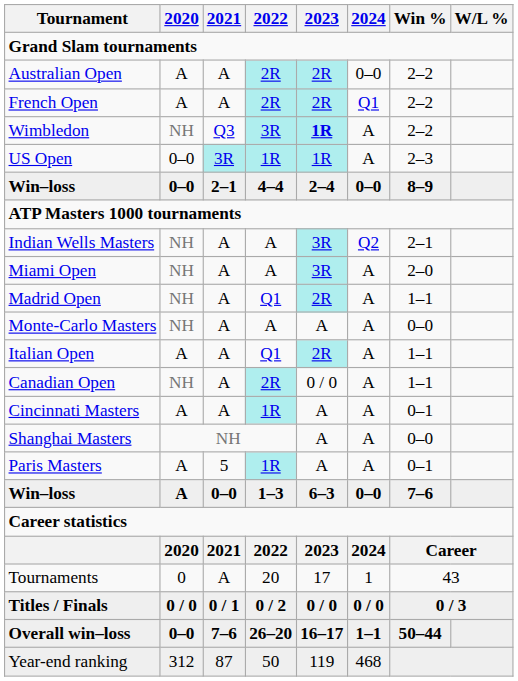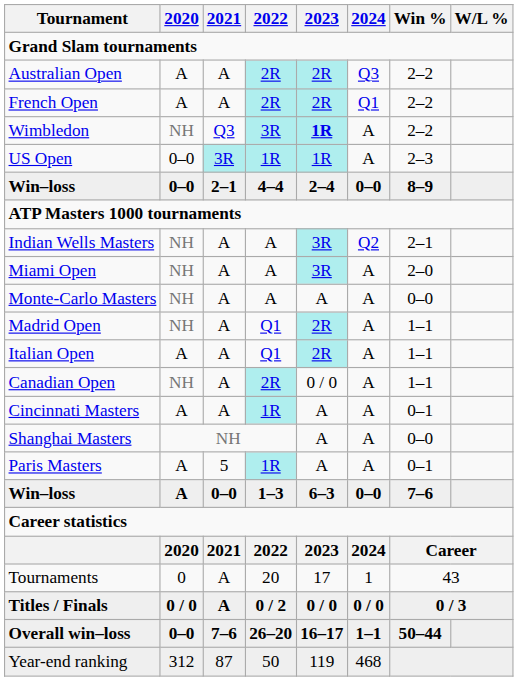(368, 73) 0–0 -> (368, 73) Q3
rows swapped: (82, 325) <-> (55, 297)
(224, 605) 0 / 1 -> (224, 605) A
